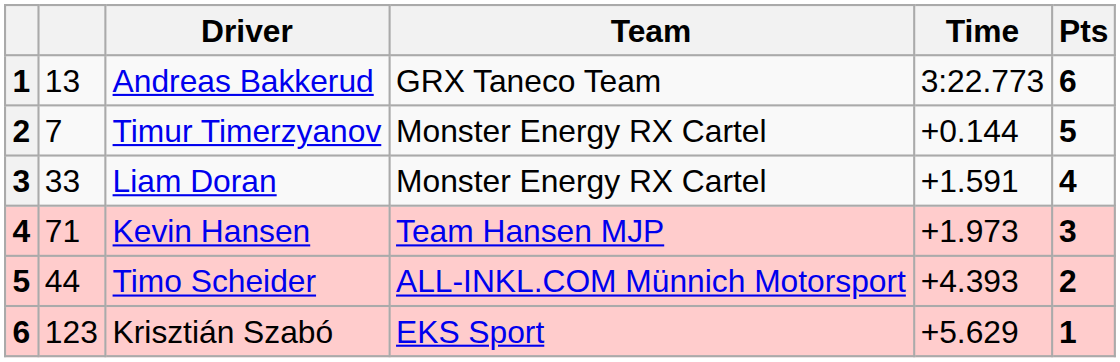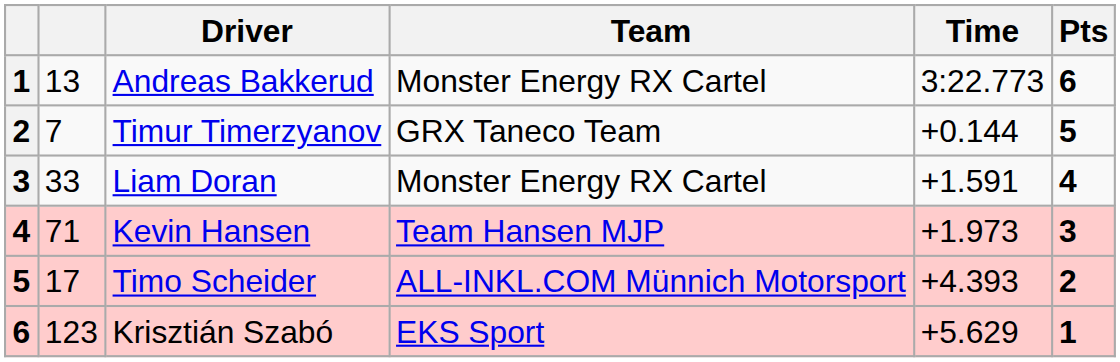(529, 81) GRX Taneco Team -> (581, 81) Monster Energy RX Cartel
(581, 131) Monster Energy RX Cartel -> (529, 131) GRX Taneco Team
(63, 282) 44 -> (63, 282) 17
